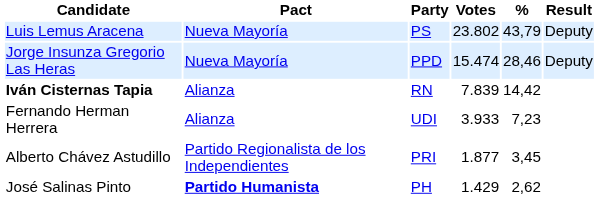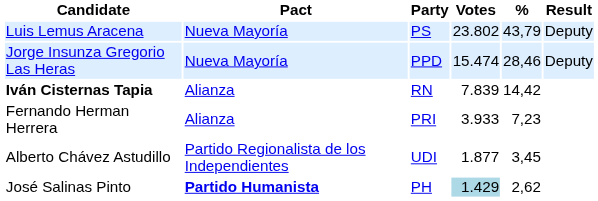(424, 119) UDI -> (423, 119) PRI
(423, 157) PRI -> (424, 157) UDI
(480, 187) no background -> (480, 187) lightblue background
